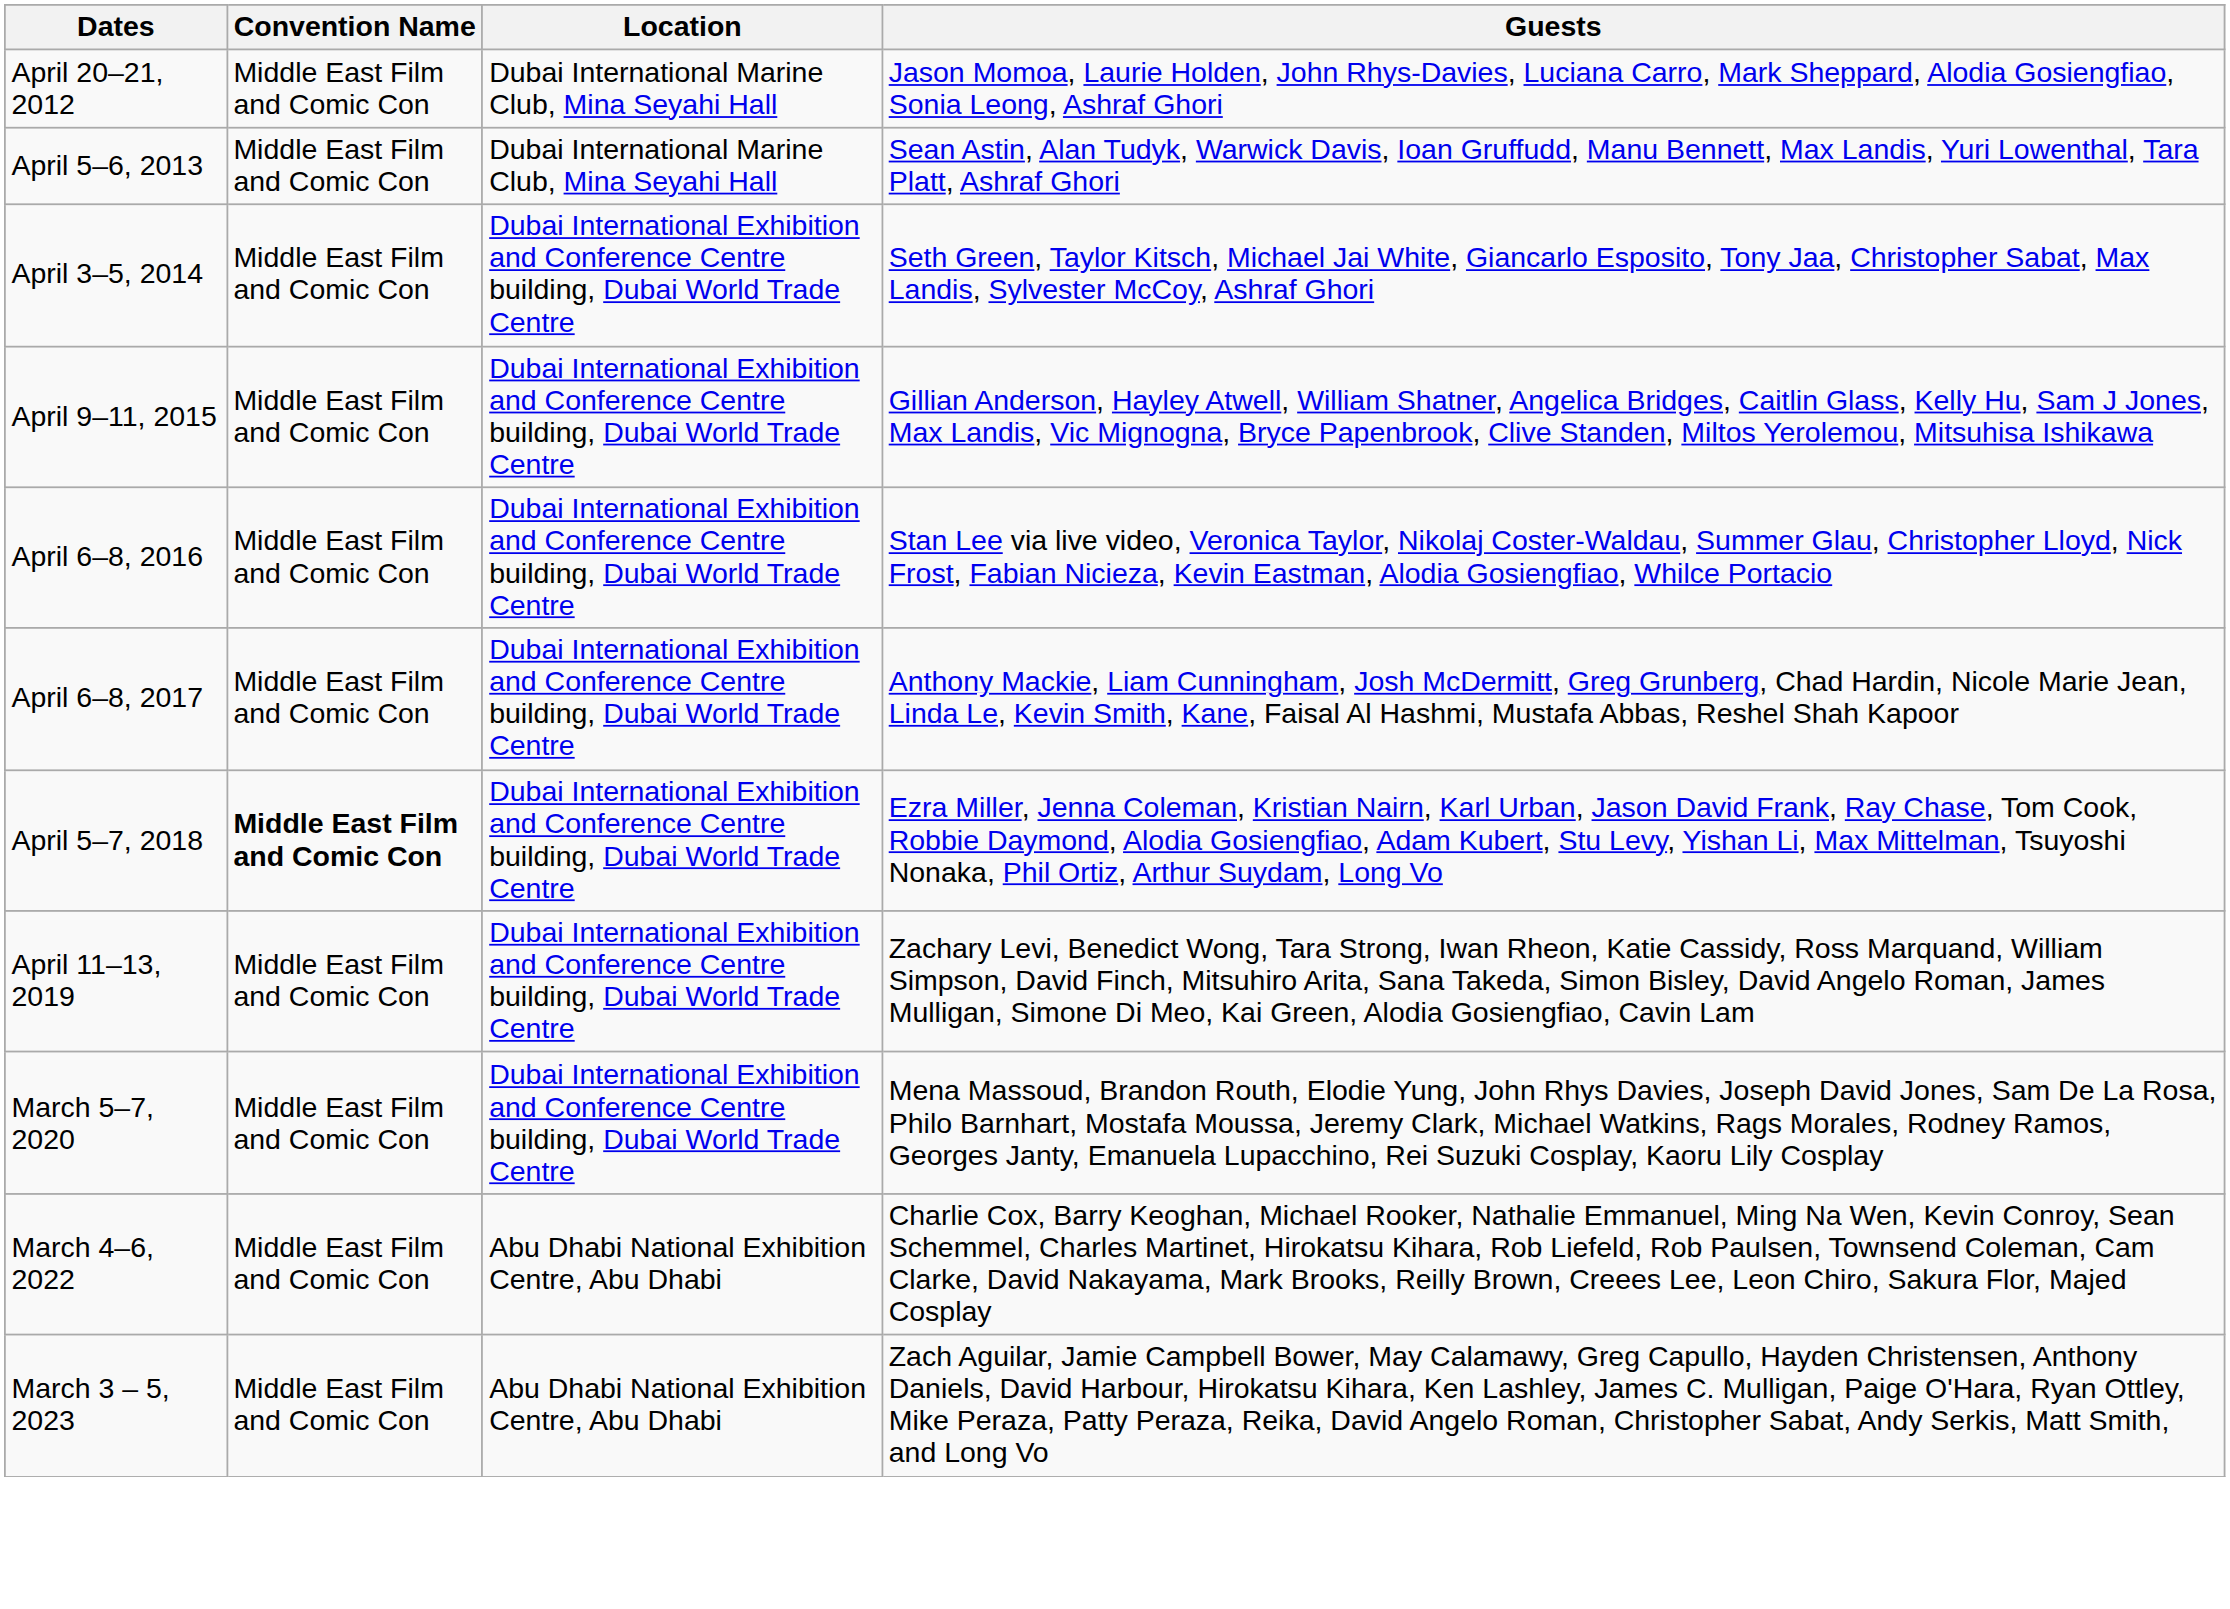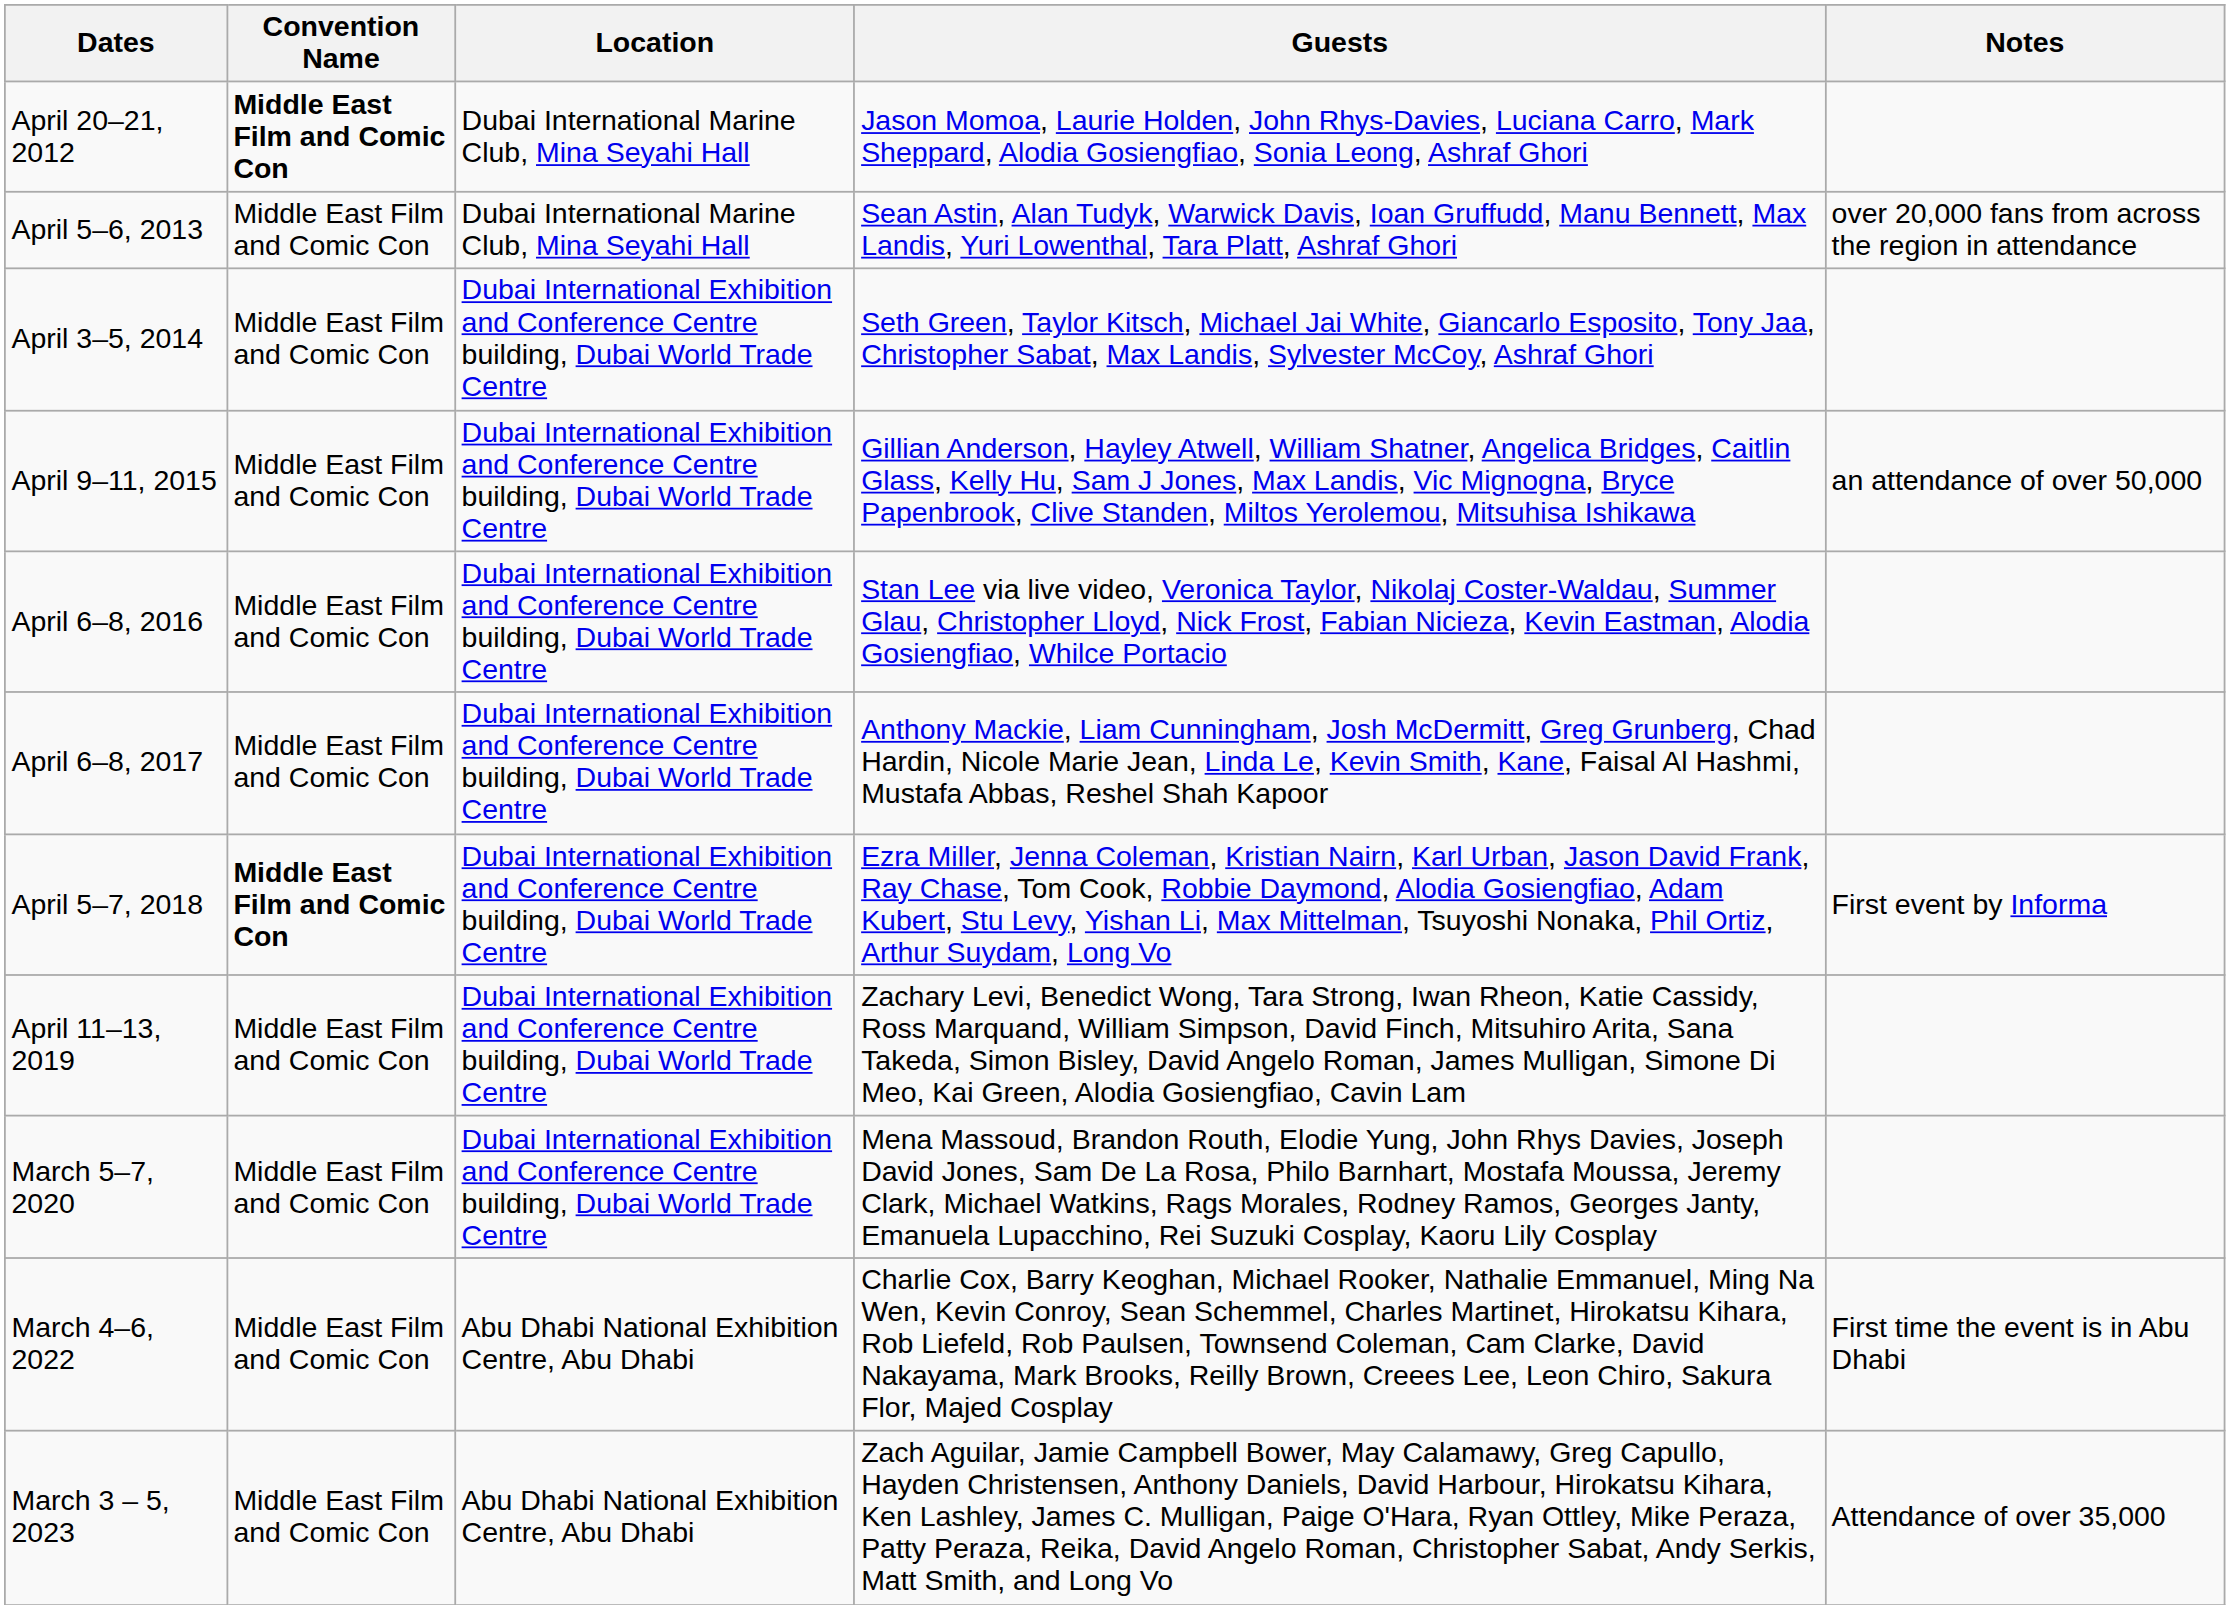+ column: (2025, 43)
(339, 88) normal -> (339, 136) bold
